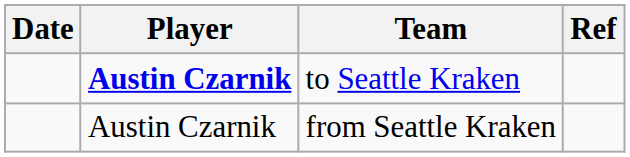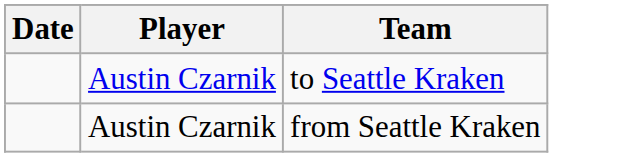- column: (593, 28)
(190, 77) bold -> (182, 77) normal
